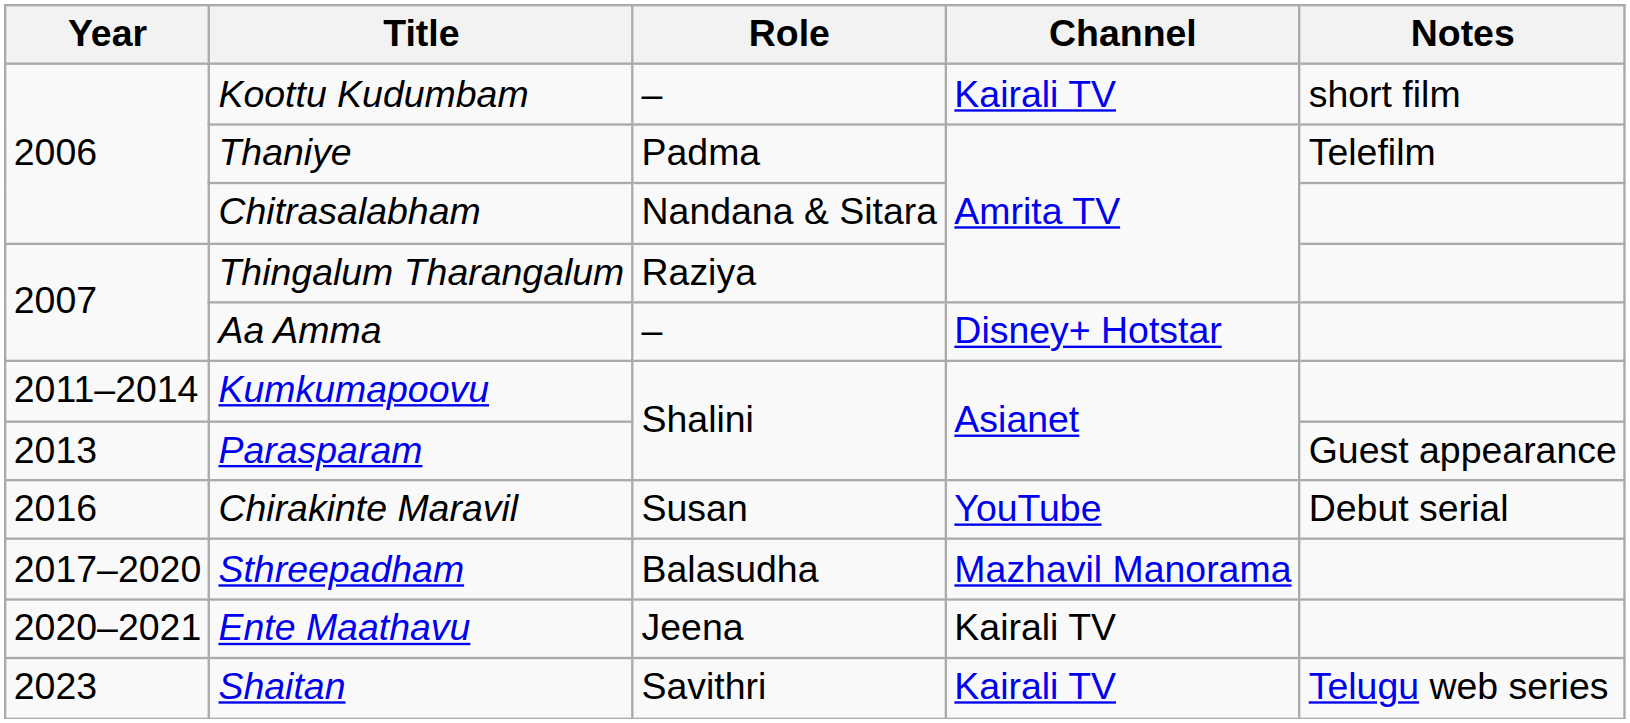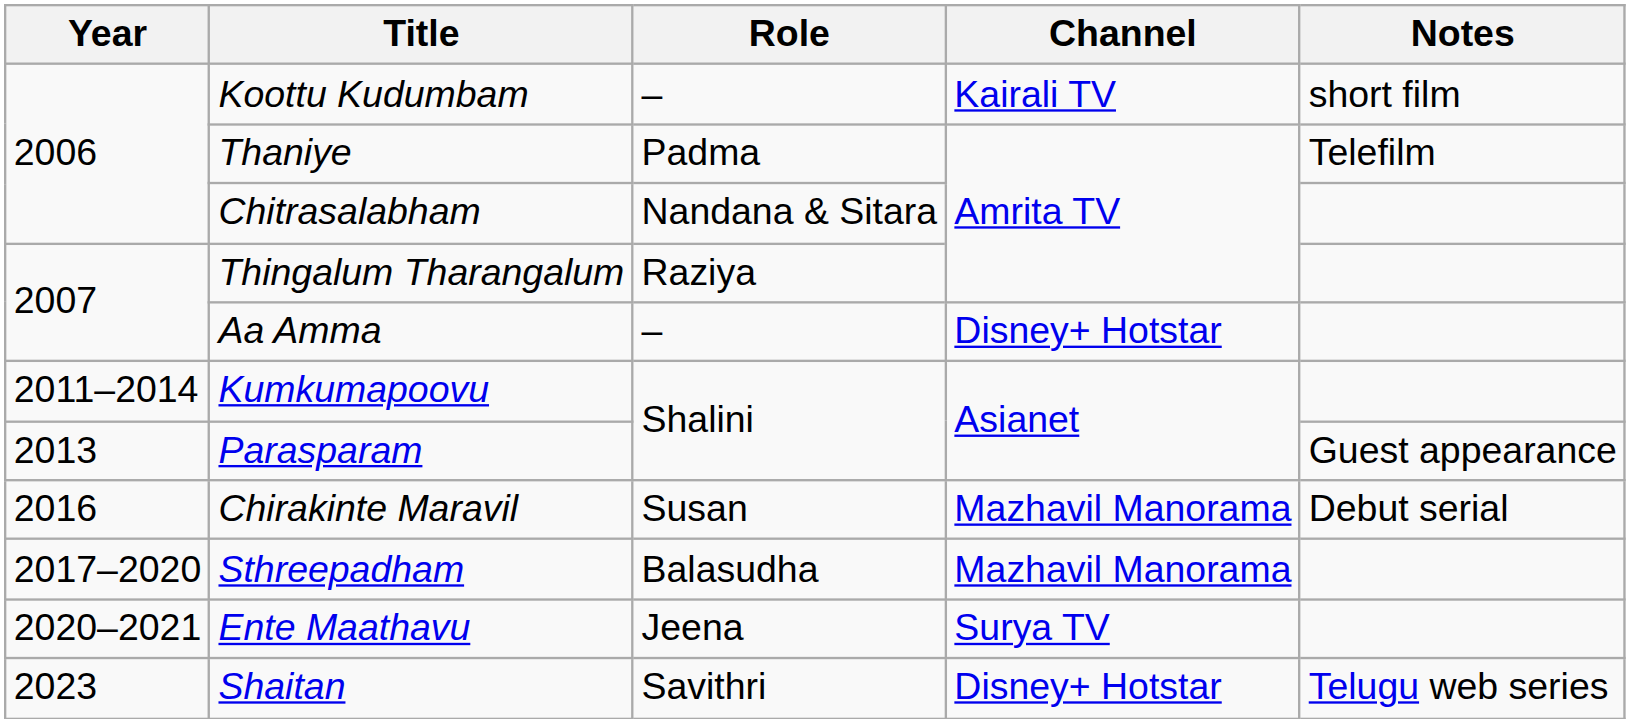(1028, 509) YouTube -> (1123, 509) Mazhavil Manorama
(1035, 627) Kairali TV -> (1032, 627) Surya TV
(1035, 687) Kairali TV -> (1088, 687) Disney+ Hotstar
